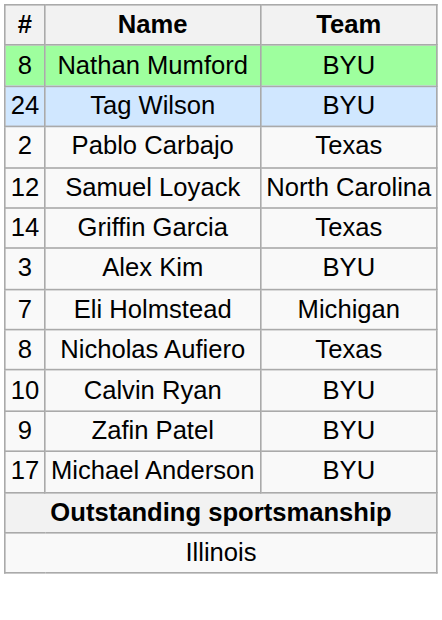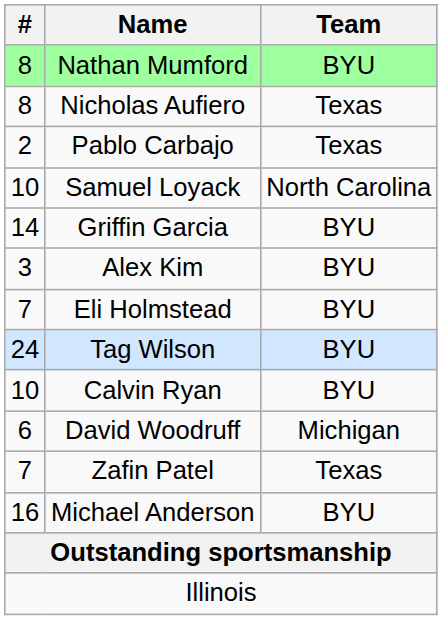rows swapped: (153, 106) <-> (153, 349)
(25, 187) 12 -> (25, 187) 10
(349, 227) Texas -> (349, 227) BYU
(349, 308) Michigan -> (349, 308) BYU
+ row: (153, 430)
(25, 430) 9 -> (25, 471) 7
(349, 430) BYU -> (349, 471) Texas
(25, 471) 17 -> (25, 512) 16
